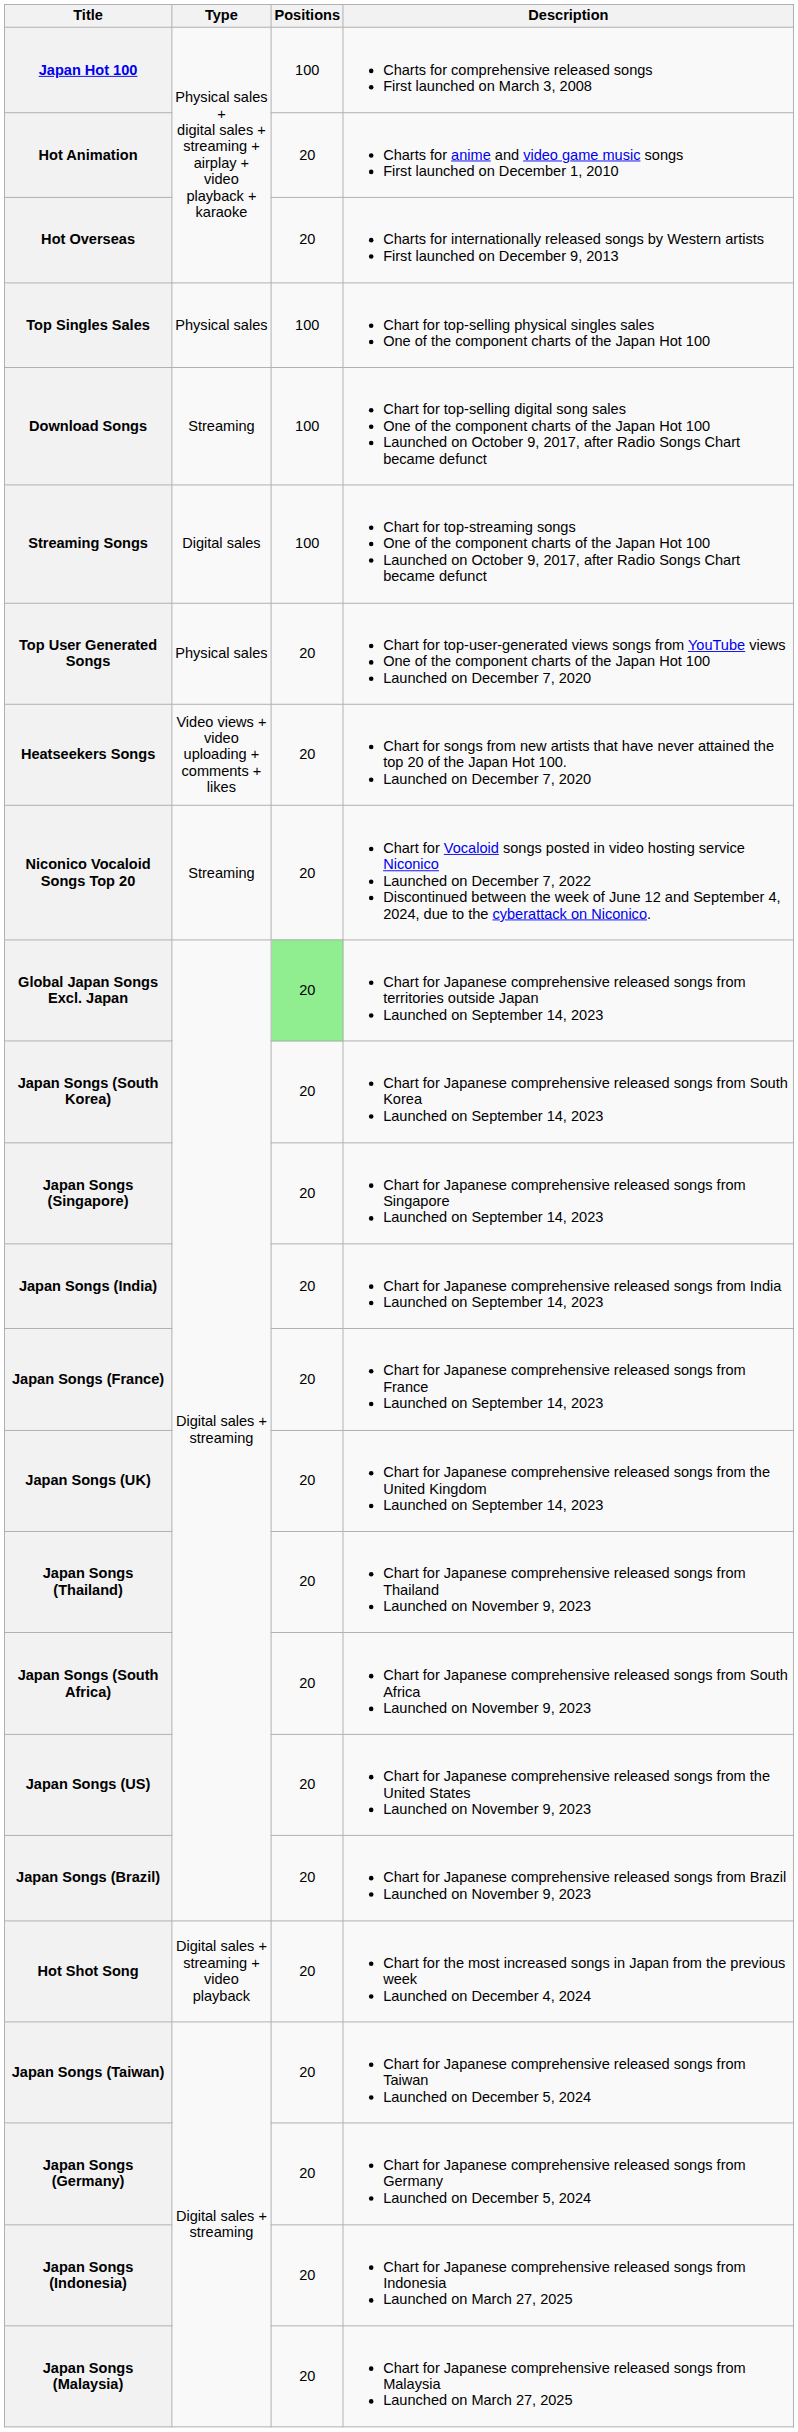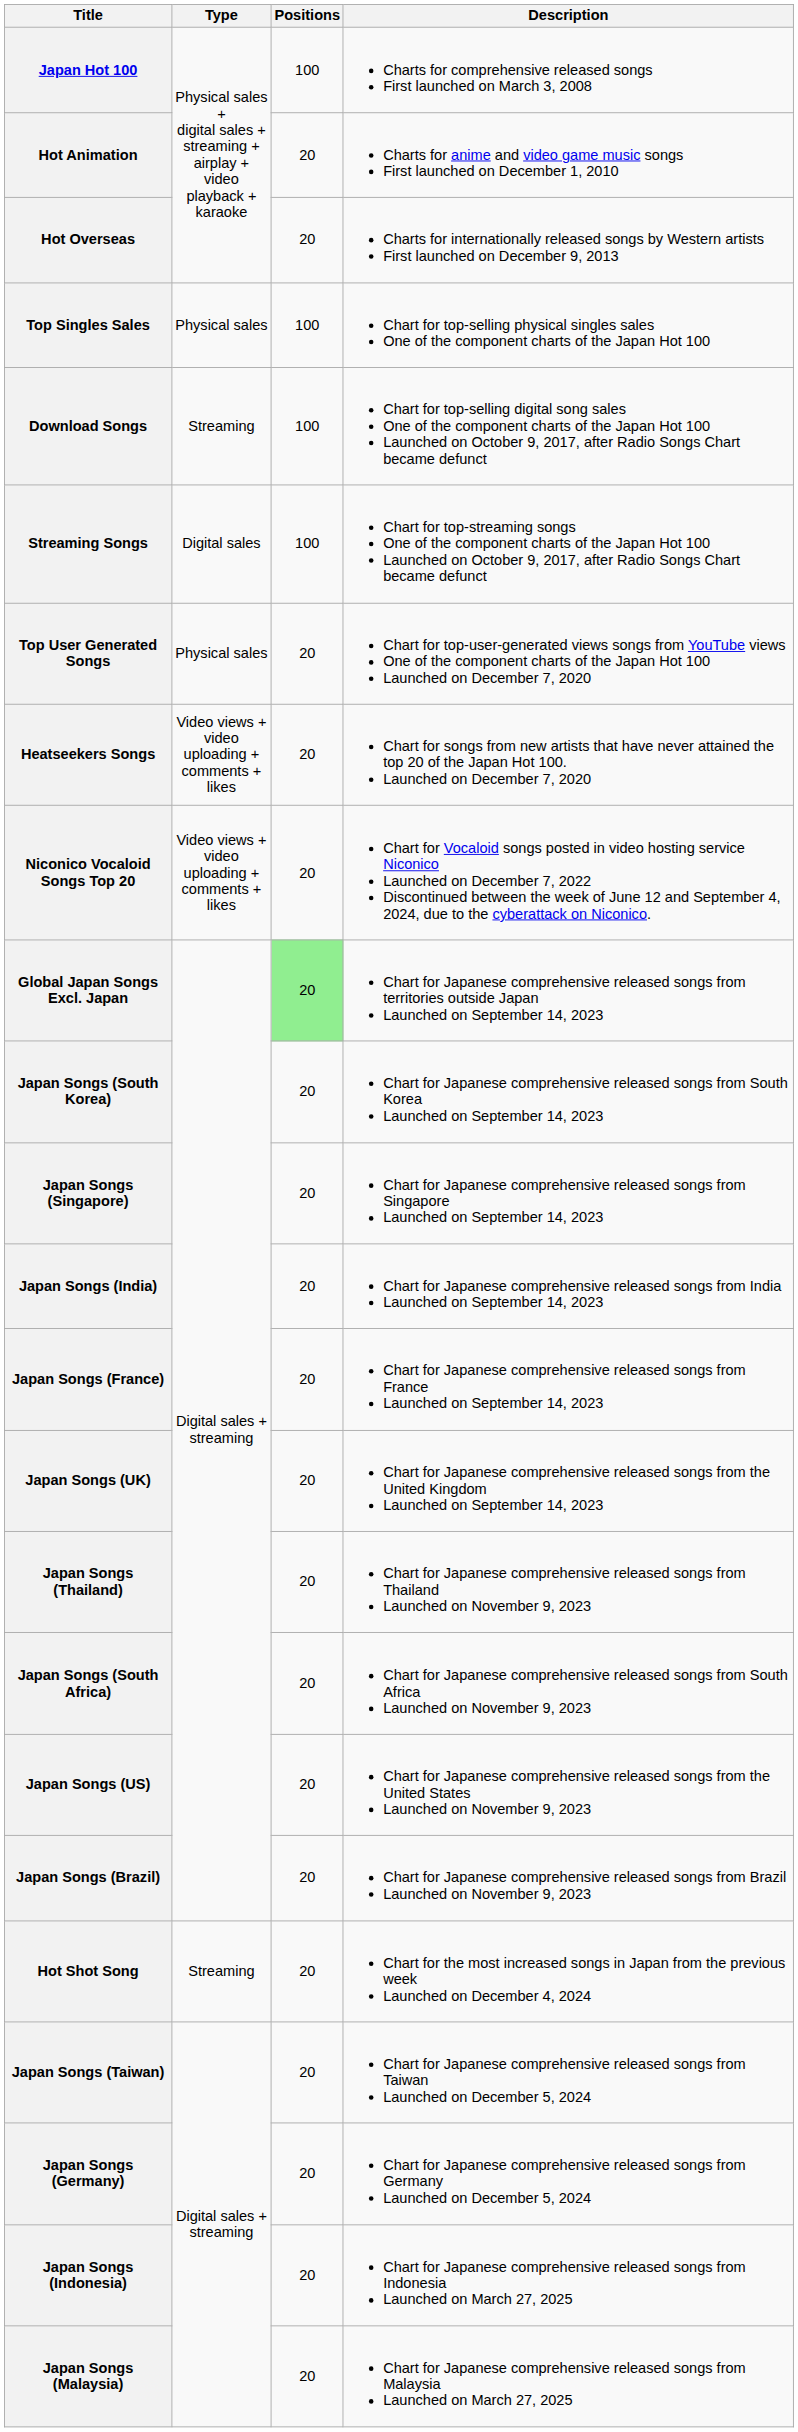(221, 872) Streaming -> (221, 872) Video views + video uploading + comments + likes
(221, 1971) Digital sales + streaming + video playback -> (221, 1971) Streaming
